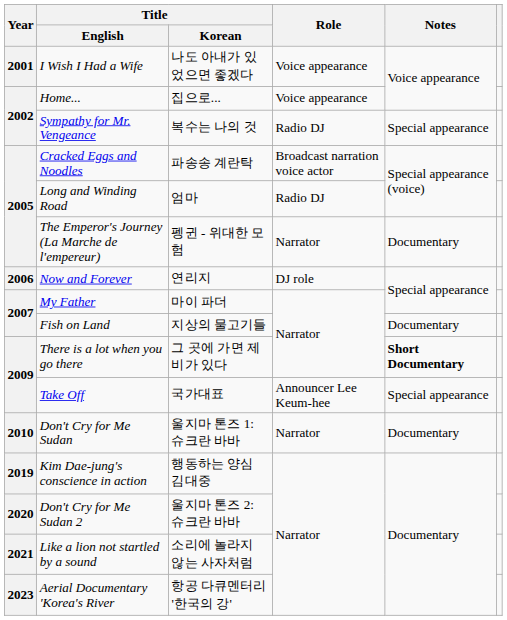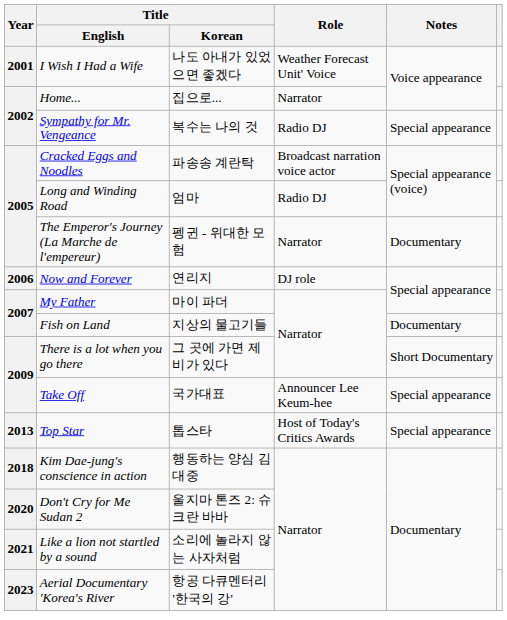(321, 66) Voice appearance -> (323, 66) Weather Forecast Unit' Voice
(321, 98) Voice appearance -> (300, 98) Narrator
(426, 356) bold -> (441, 356) normal
- row: (85, 433)
+ row: (62, 430)
(21, 473) 2019 -> (21, 468) 2018
